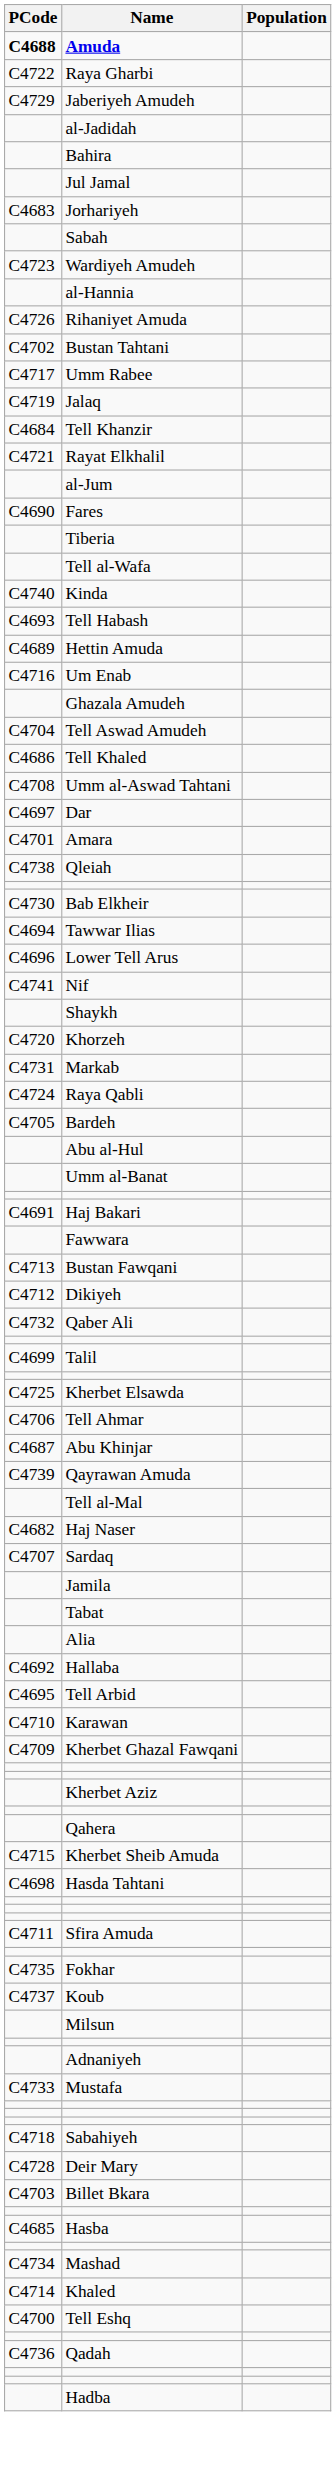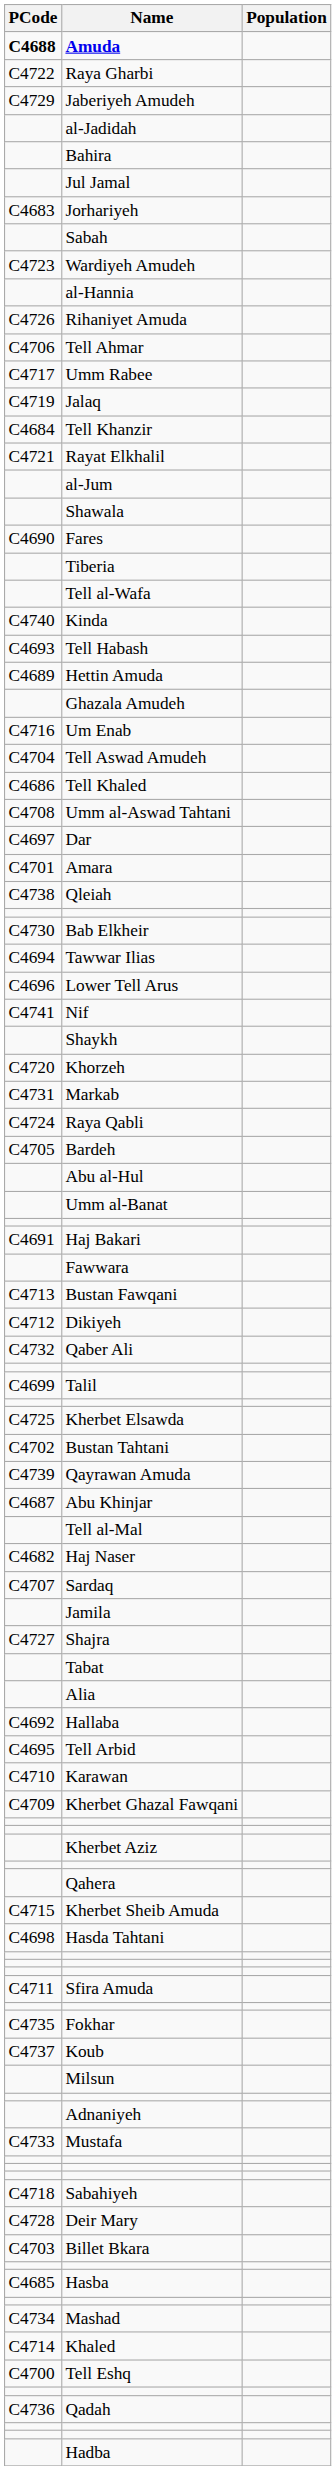rows swapped: (32, 1420) <-> (32, 347)
+ row: (33, 512)
rows swapped: (33, 703) <-> (32, 675)
rows swapped: (32, 1475) <-> (32, 1447)
+ row: (32, 1639)
